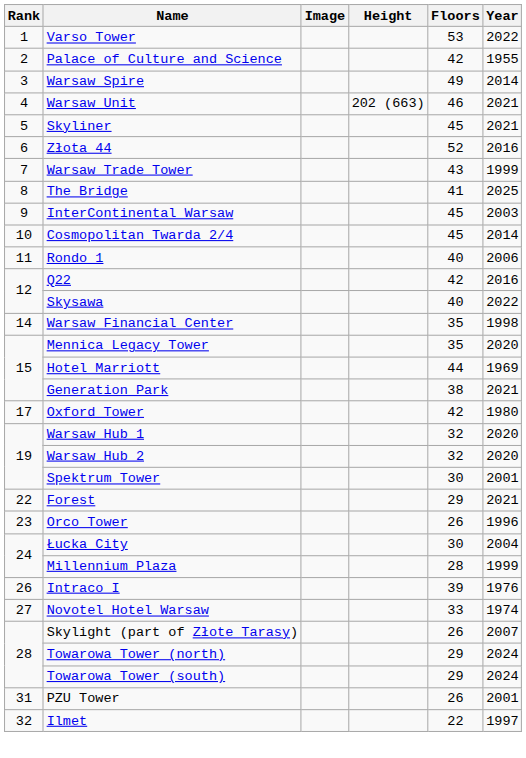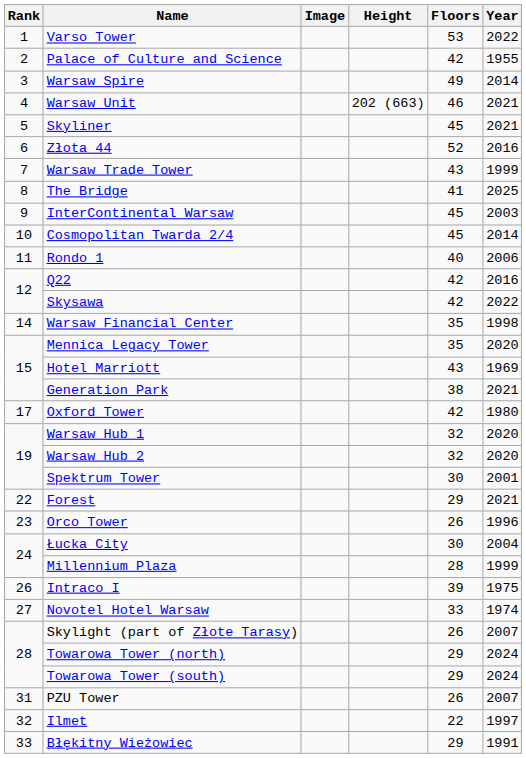(455, 302) 40 -> (455, 302) 42
(455, 368) 44 -> (455, 368) 43
(502, 588) 1976 -> (502, 588) 1975
(502, 699) 2001 -> (502, 699) 2007
+ row: (120, 743)
